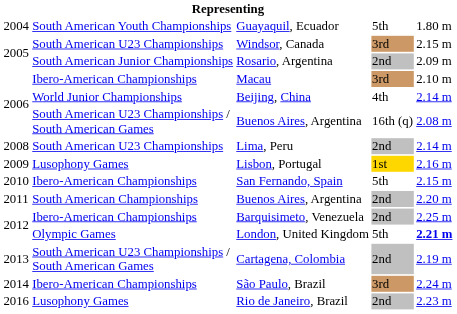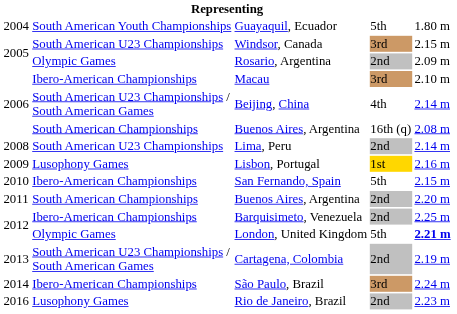(133, 61) South American Junior Championships -> (74, 61) Olympic Games
(107, 96) World Junior Championships -> (131, 103) South American U23 Championships / South American Games
(131, 121) South American U23 Championships / South American Games -> (115, 128) South American Championships
